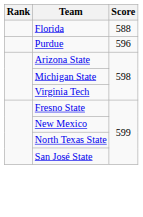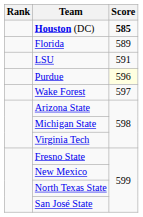+ row: (65, 28)
(123, 28) 588 -> (123, 44) 589
+ row: (44, 60)
(123, 44) no background -> (123, 76) lightyellow background
+ row: (60, 92)
